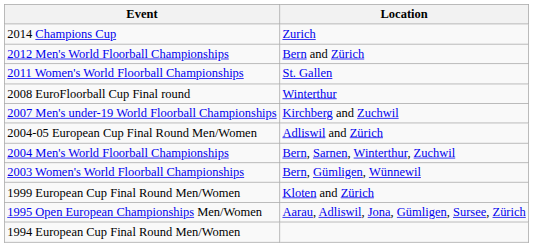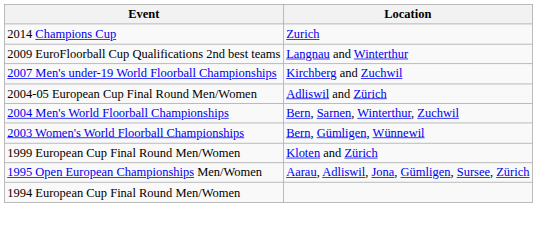- row: (118, 53)
- row: (125, 73)
+ row: (144, 53)
- row: (99, 93)
